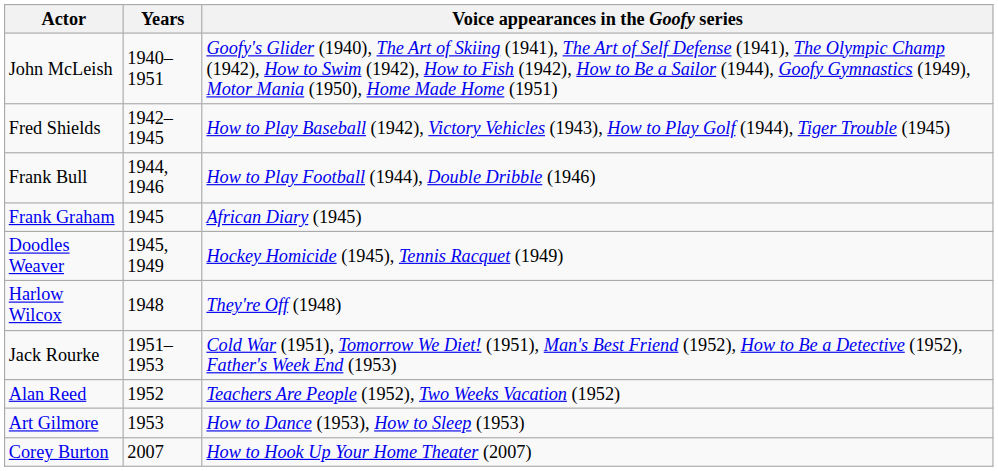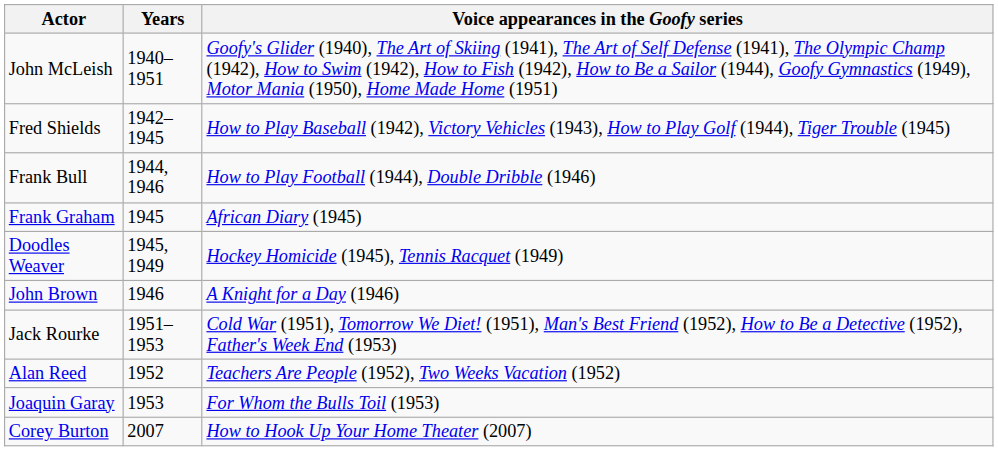+ row: (53, 295)
- row: (36, 305)
- row: (54, 422)
+ row: (62, 402)
